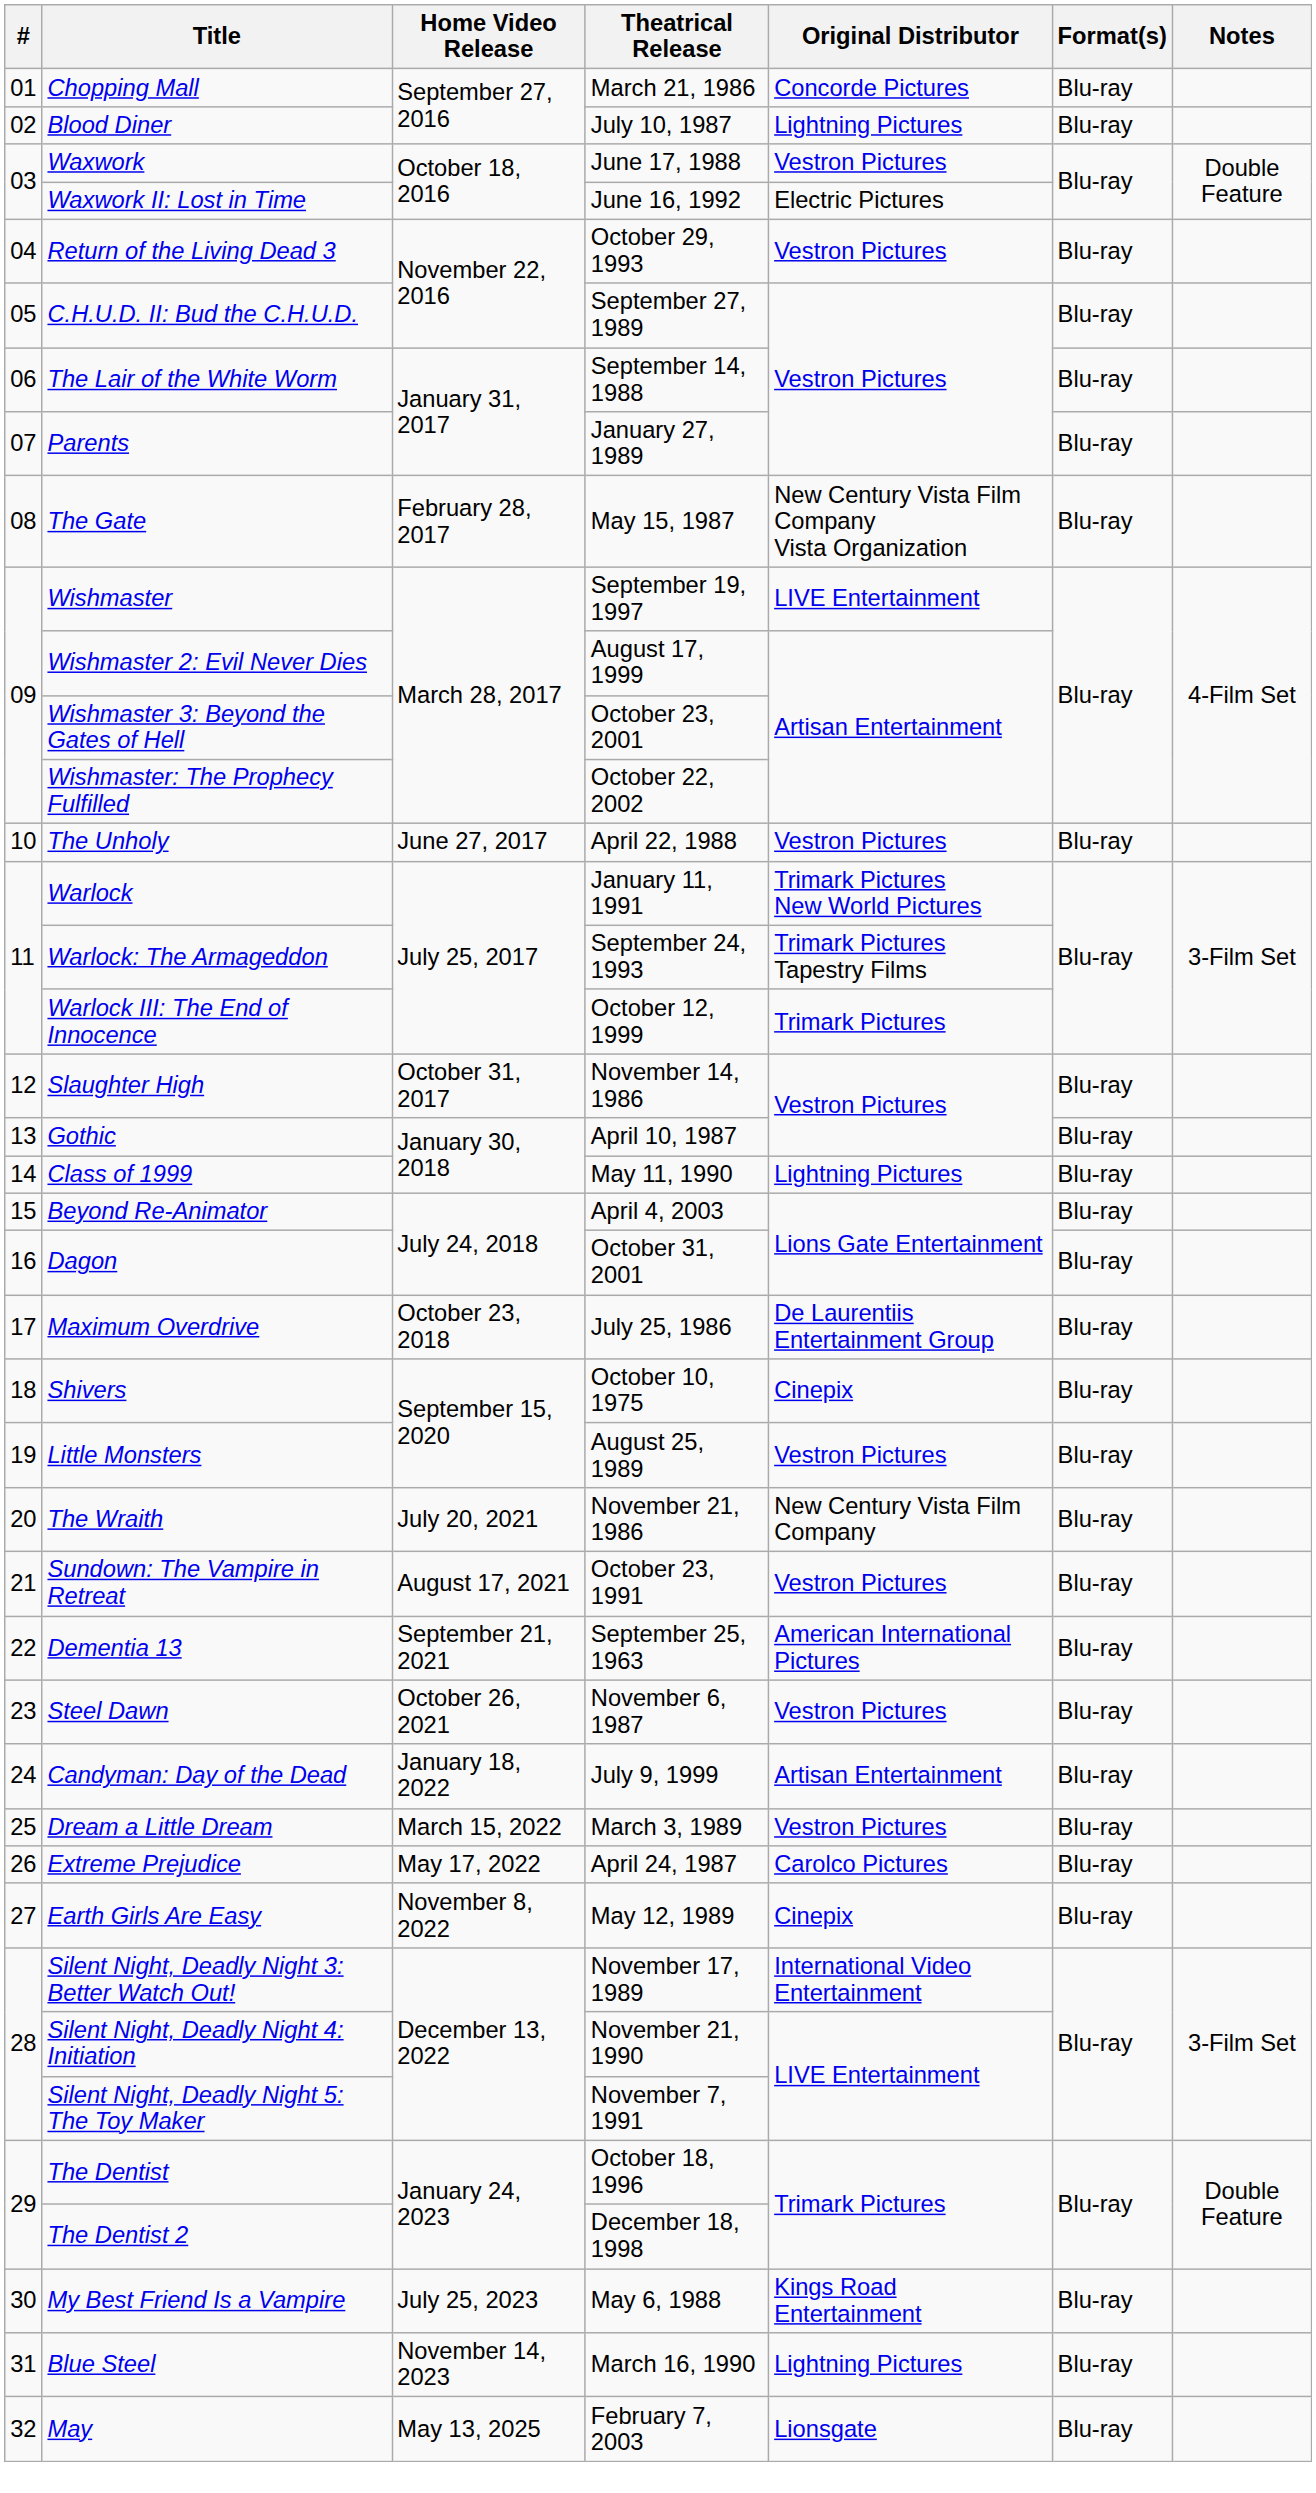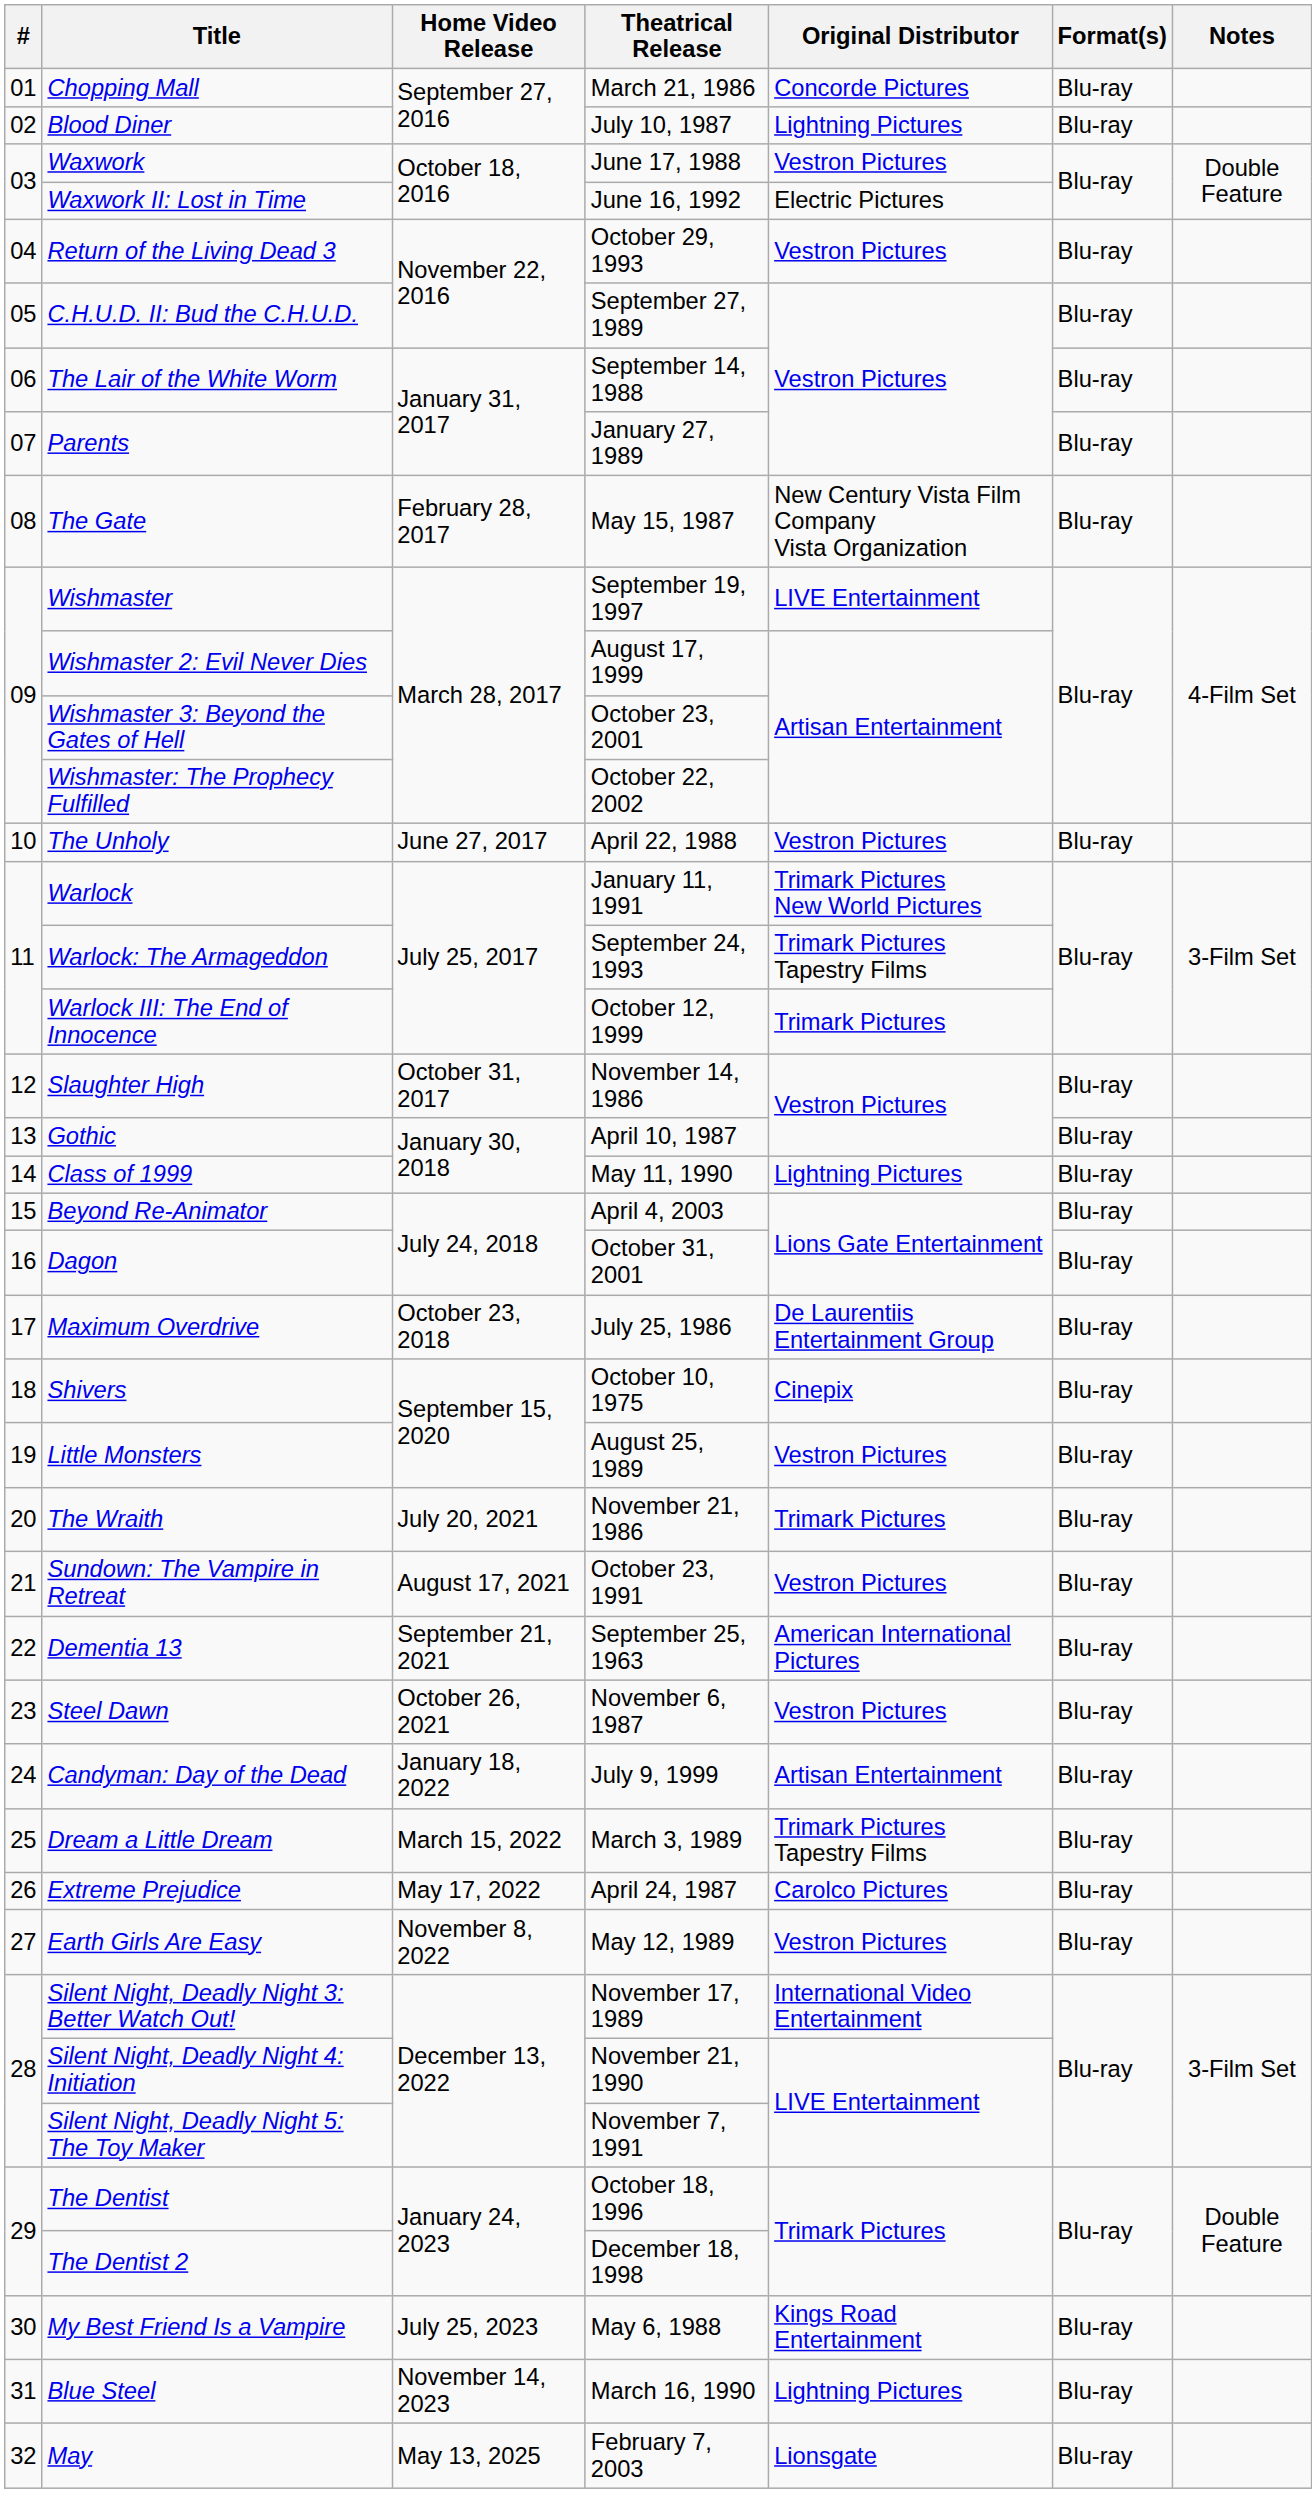(898, 1519) New Century Vista Film Company -> (860, 1519) Trimark Pictures
(860, 1826) Vestron Pictures -> (860, 1840) Trimark Pictures Tapestry Films
(814, 1915) Cinepix -> (860, 1941) Vestron Pictures
